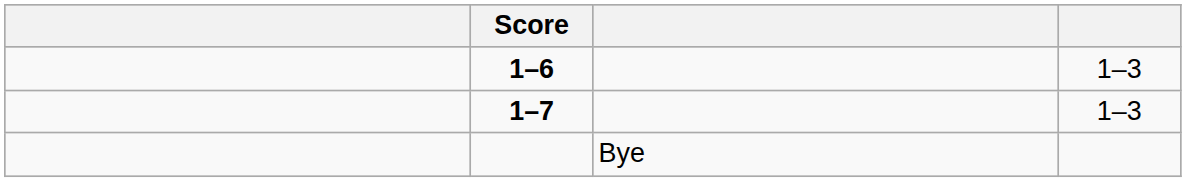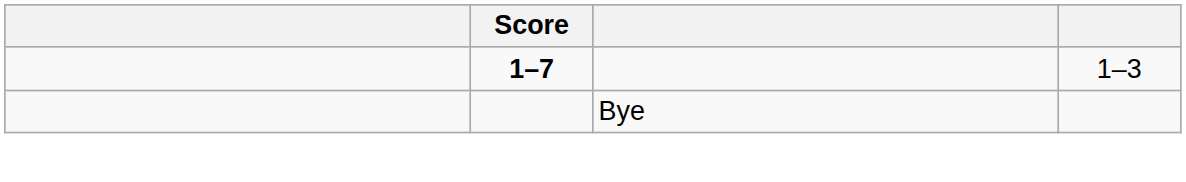- row: (532, 68)
